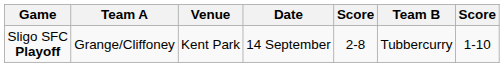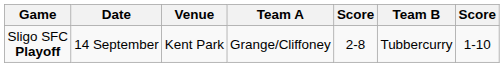columns swapped: (288, 15) <-> (125, 15)
